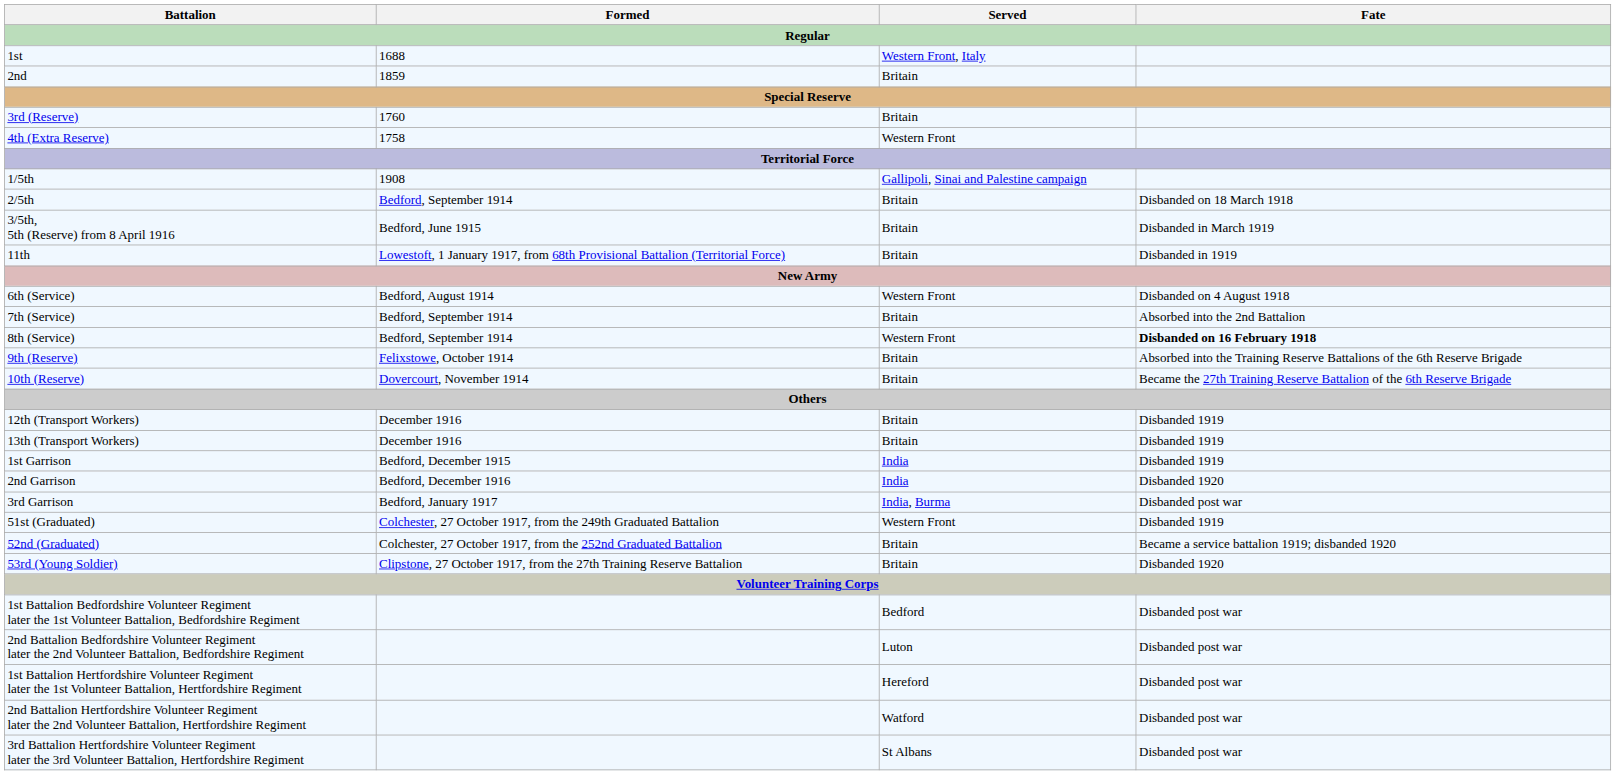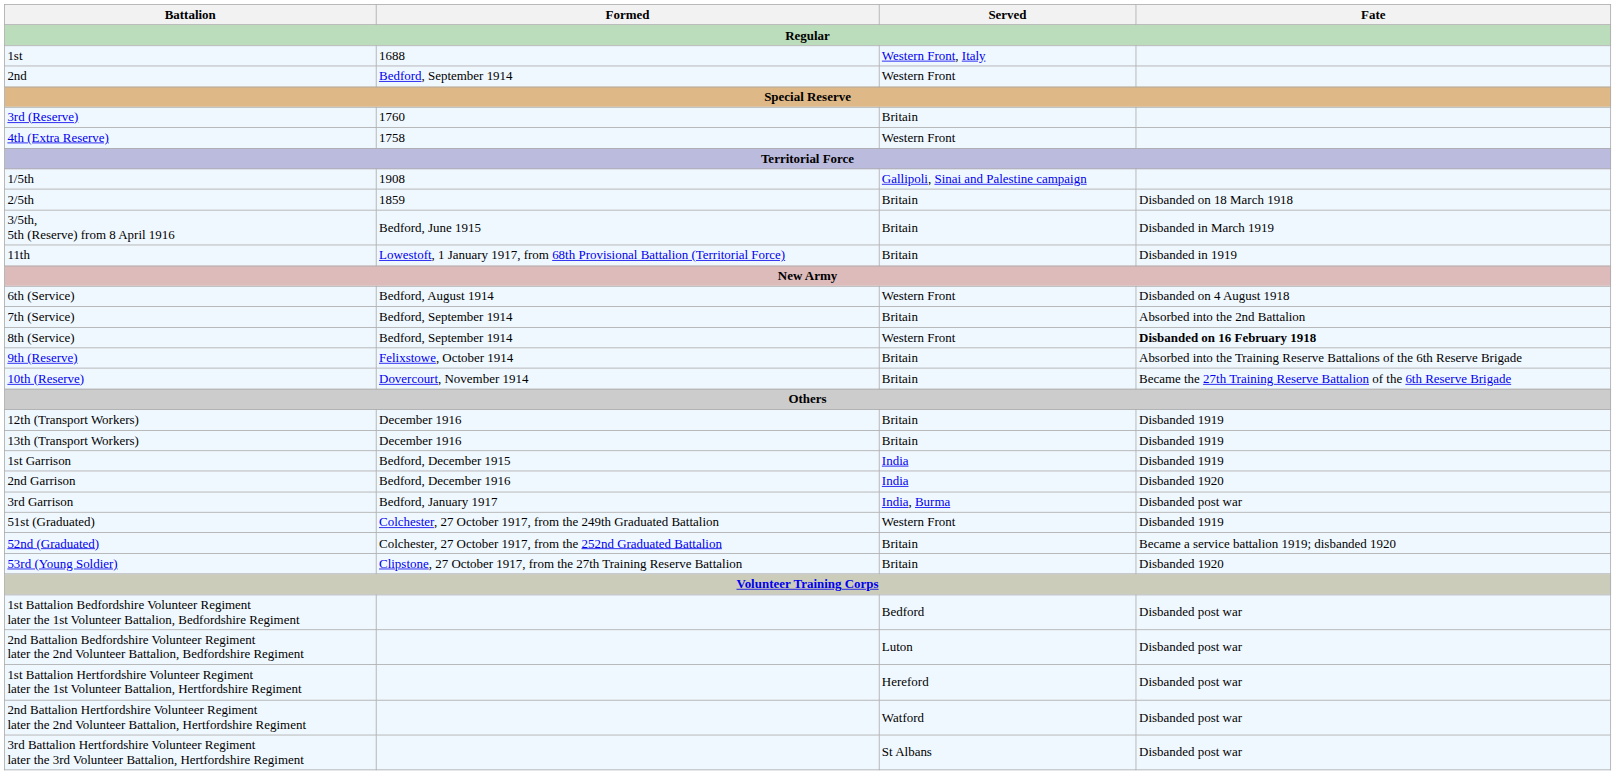(392, 76) 1859 -> (446, 76) Bedford, September 1914
(900, 76) Britain -> (919, 76) Western Front
(446, 199) Bedford, September 1914 -> (392, 199) 1859
